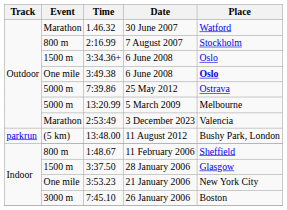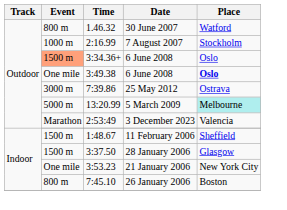(63, 27) Marathon -> (56, 27) 800 m
(56, 43) 800 m -> (58, 43) 1000 m
(58, 58) no background -> (58, 58) lightsalmon background
(58, 89) 5000 m -> (58, 89) 3000 m
(221, 105) no background -> (221, 105) paleturquoise background
- row: (103, 136)
(56, 151) 800 m -> (58, 136) 1500 m
(58, 197) 3000 m -> (56, 182) 800 m
